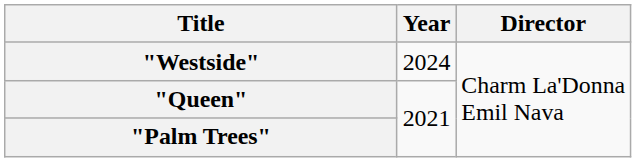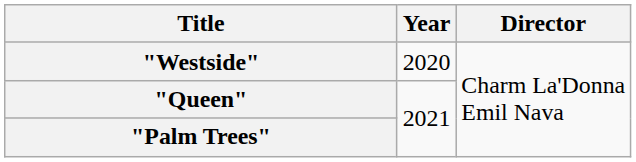(427, 61) 2024 -> (427, 61) 2020
